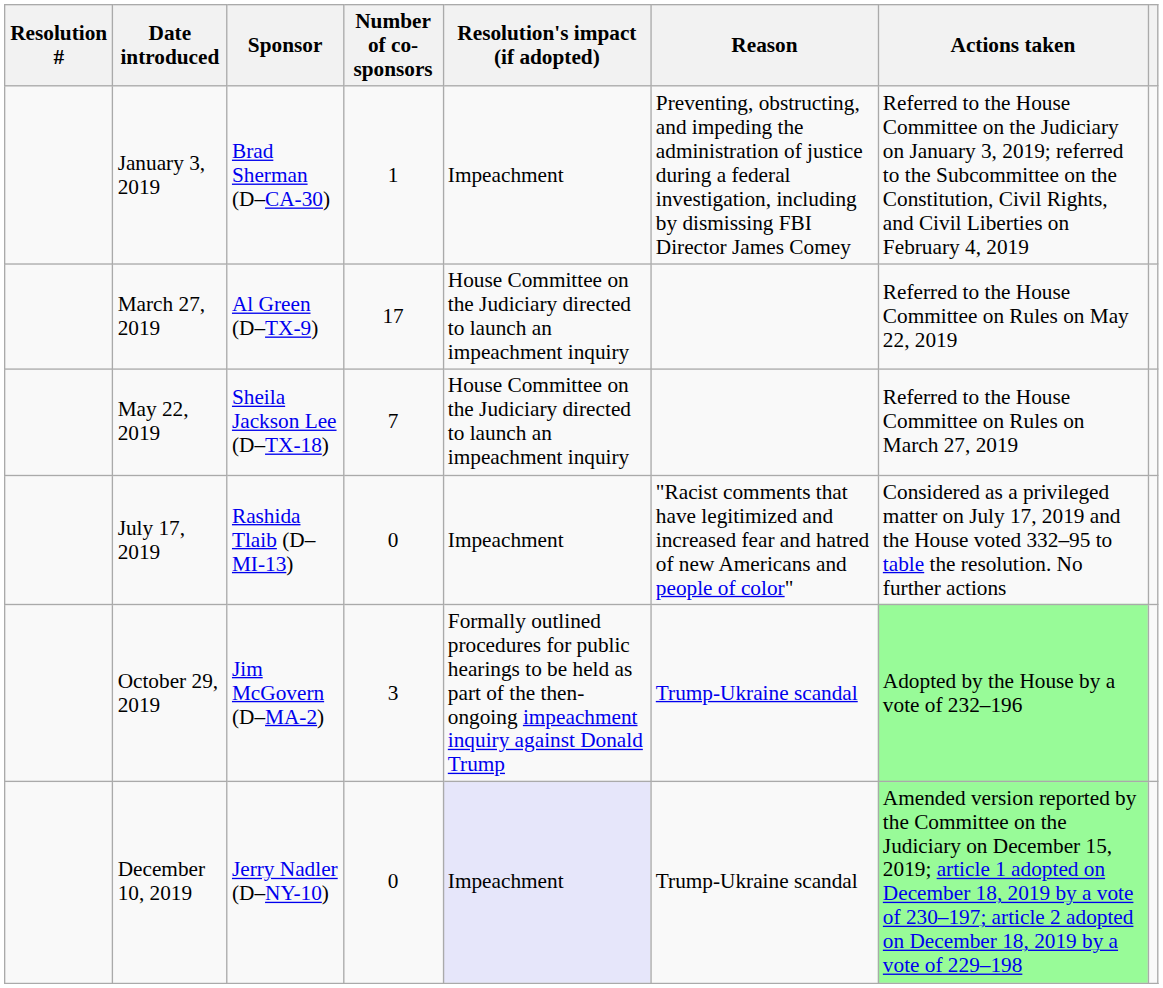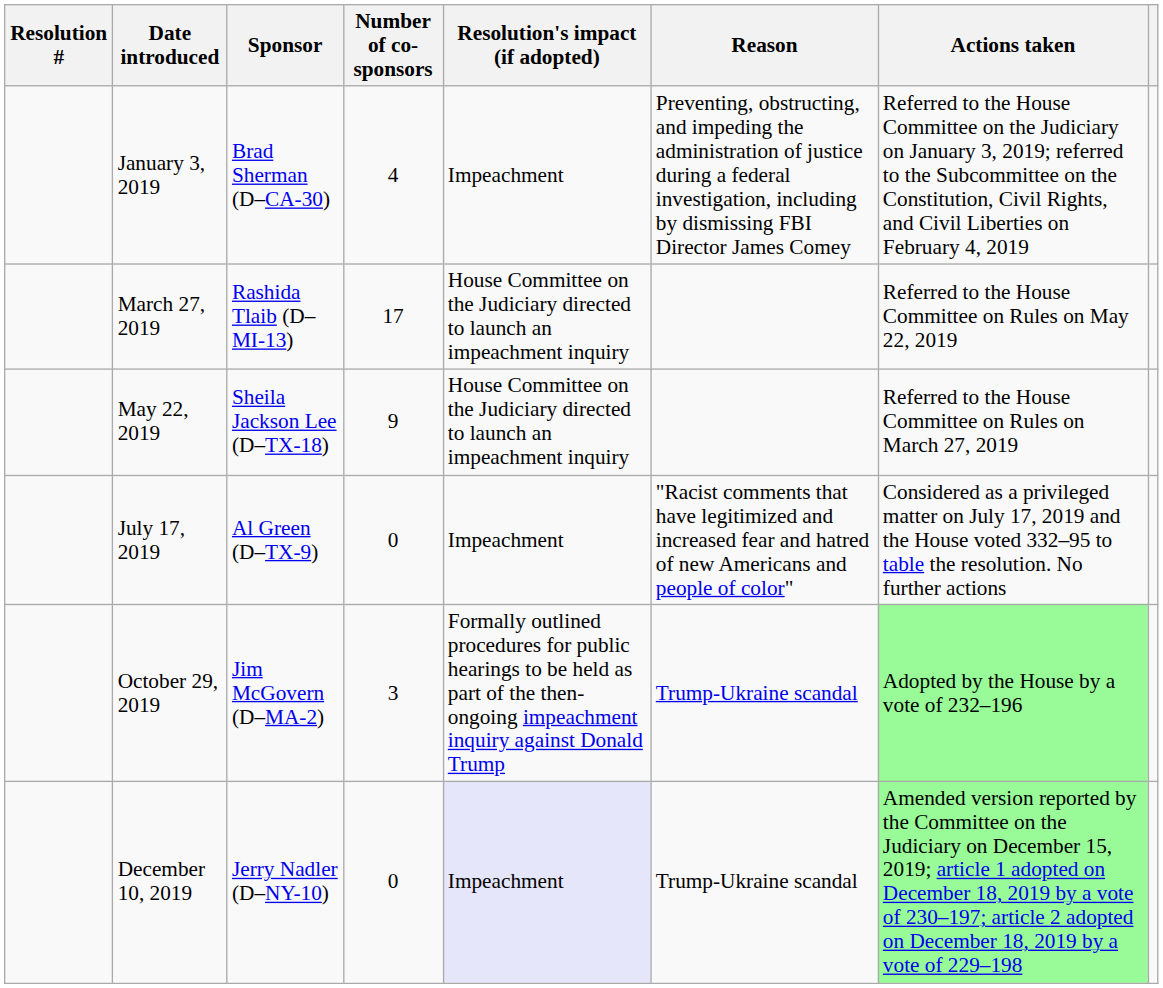(393, 174) 1 -> (393, 174) 4
(275, 316) Al Green (D–TX-9) -> (274, 316) Rashida Tlaib (D–MI-13)
(393, 421) 7 -> (393, 421) 9
(274, 539) Rashida Tlaib (D–MI-13) -> (275, 539) Al Green (D–TX-9)
